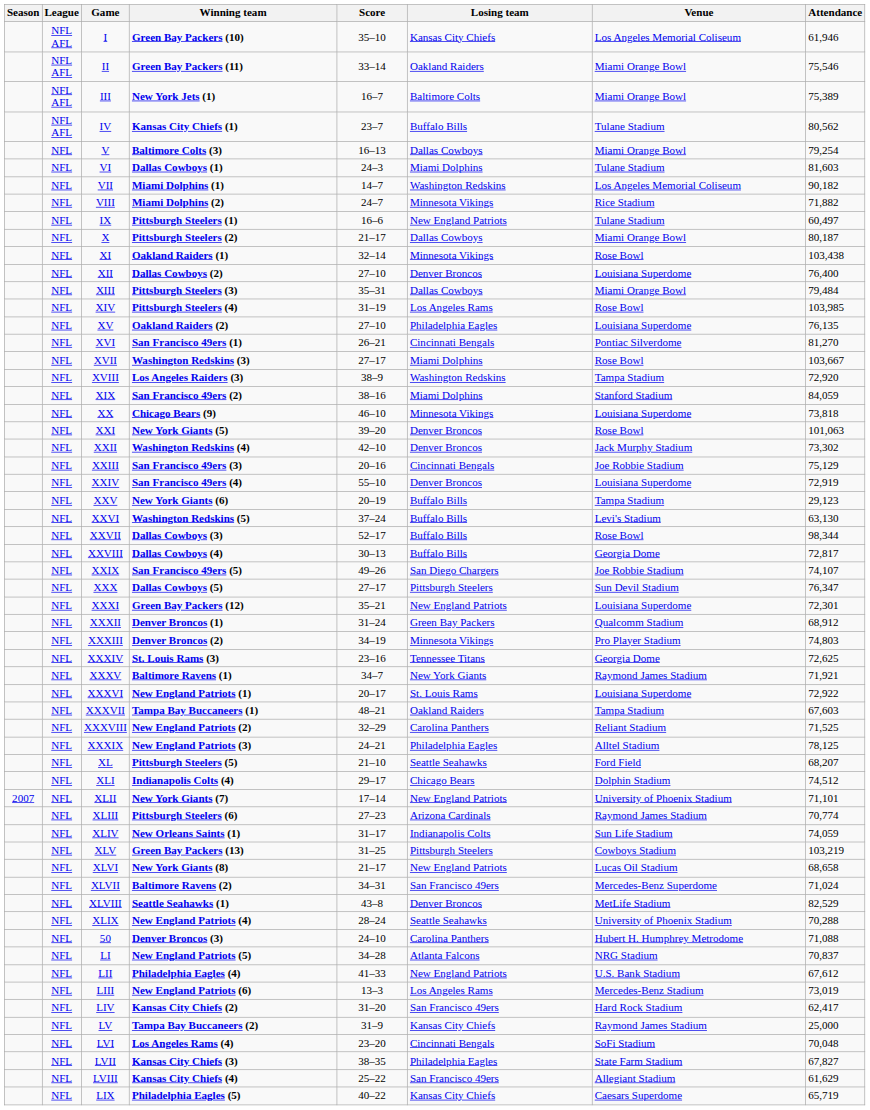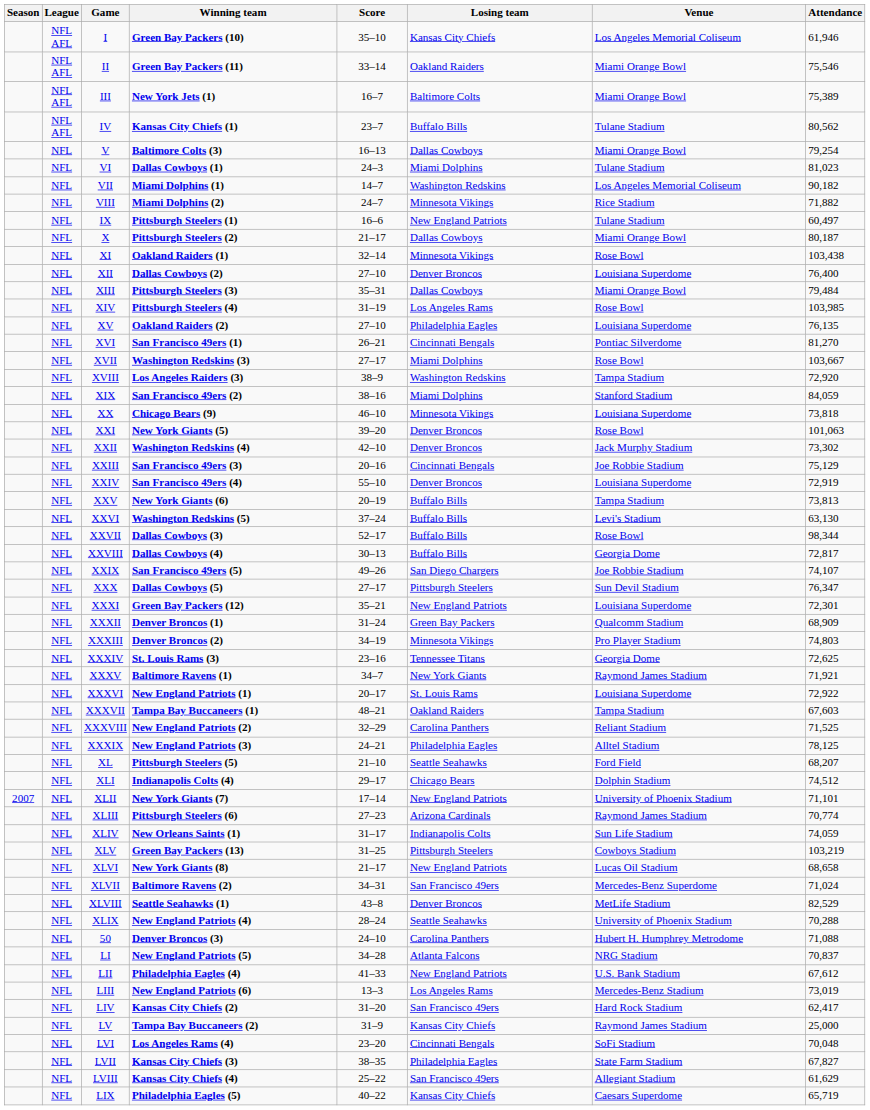(823, 167) 81,603 -> (823, 167) 81,023
(823, 500) 29,123 -> (823, 500) 73,813
(823, 623) 68,912 -> (823, 623) 68,909
